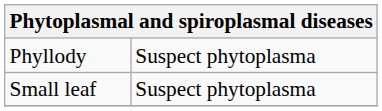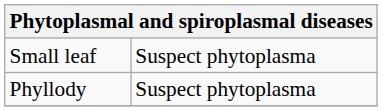rows swapped: (48, 55) <-> (53, 88)
